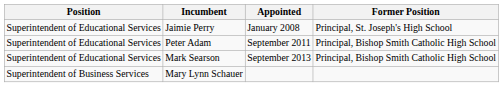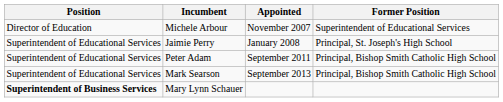+ row: (196, 27)
(78, 74) normal -> (82, 89) bold
